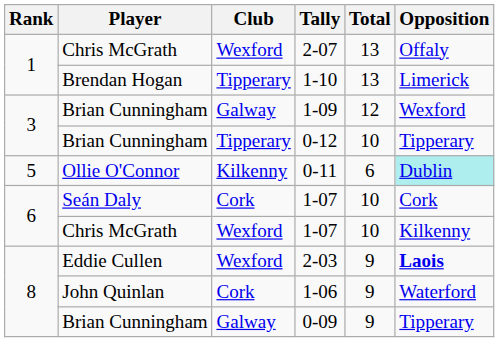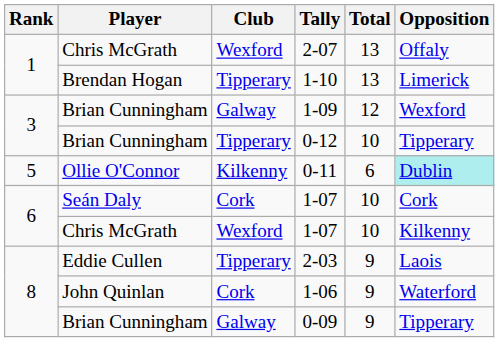(250, 261) Wexford -> (254, 261) Tipperary
(422, 261) bold -> (421, 261) normal
